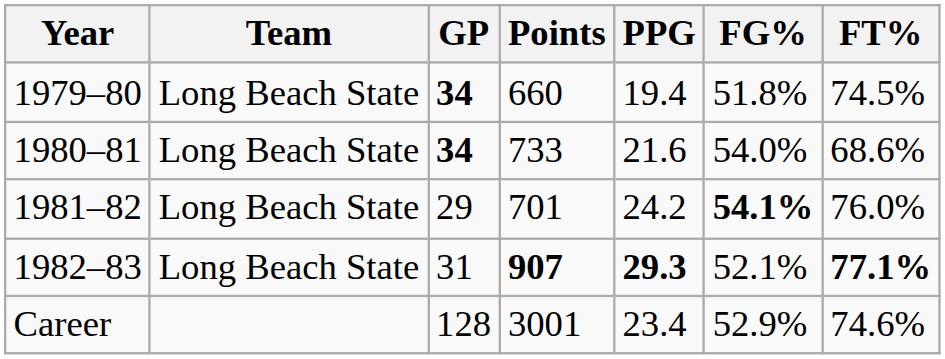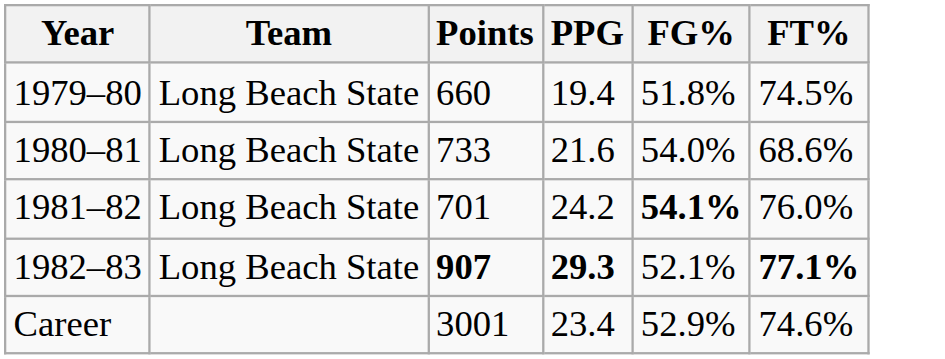- column: (464, 33)
